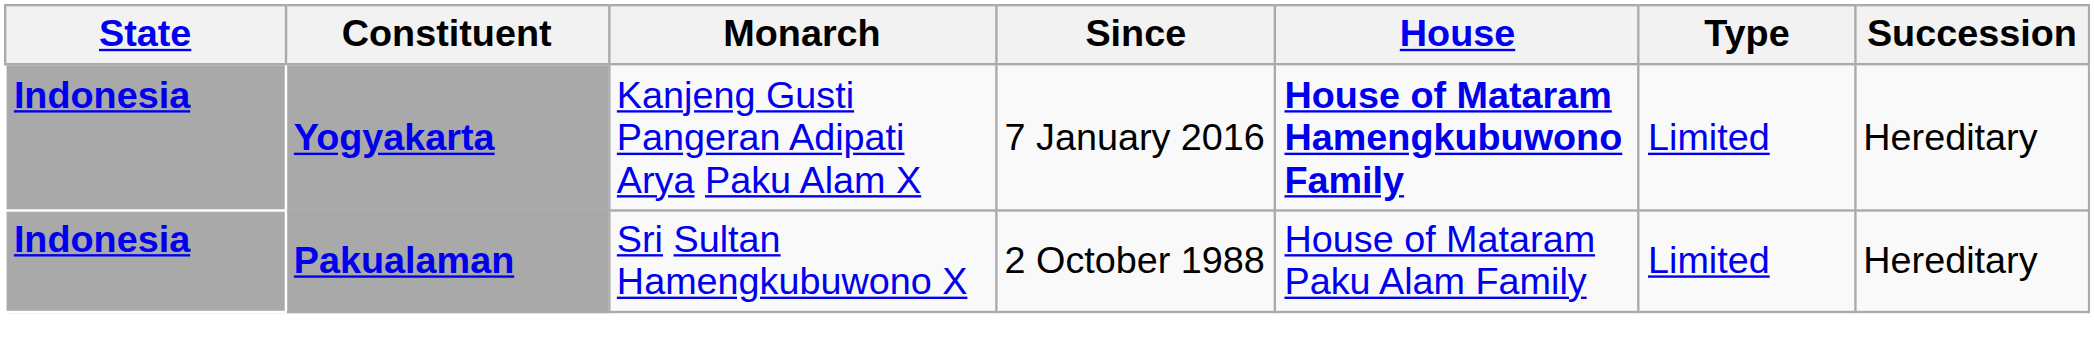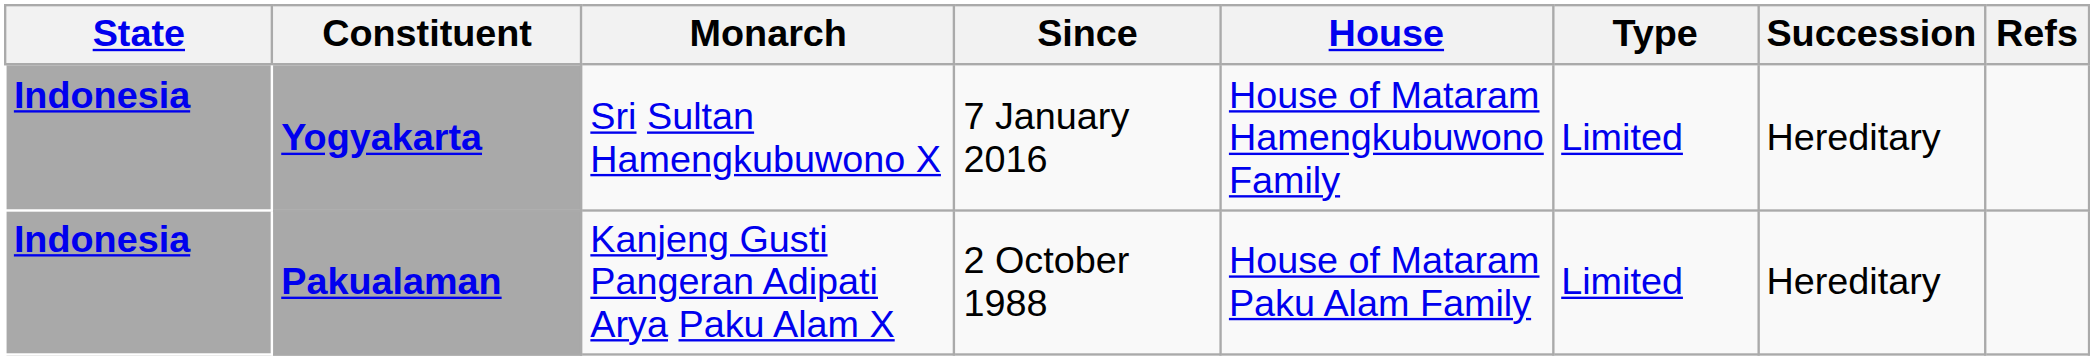+ column: (2037, 34)
(769, 136) Kanjeng Gusti Pangeran Adipati Arya Paku Alam X -> (766, 136) Sri Sultan Hamengkubuwono X
(1453, 136) bold -> (1386, 136) normal
(792, 260) Sri Sultan Hamengkubuwono X -> (743, 281) Kanjeng Gusti Pangeran Adipati Arya Paku Alam X
